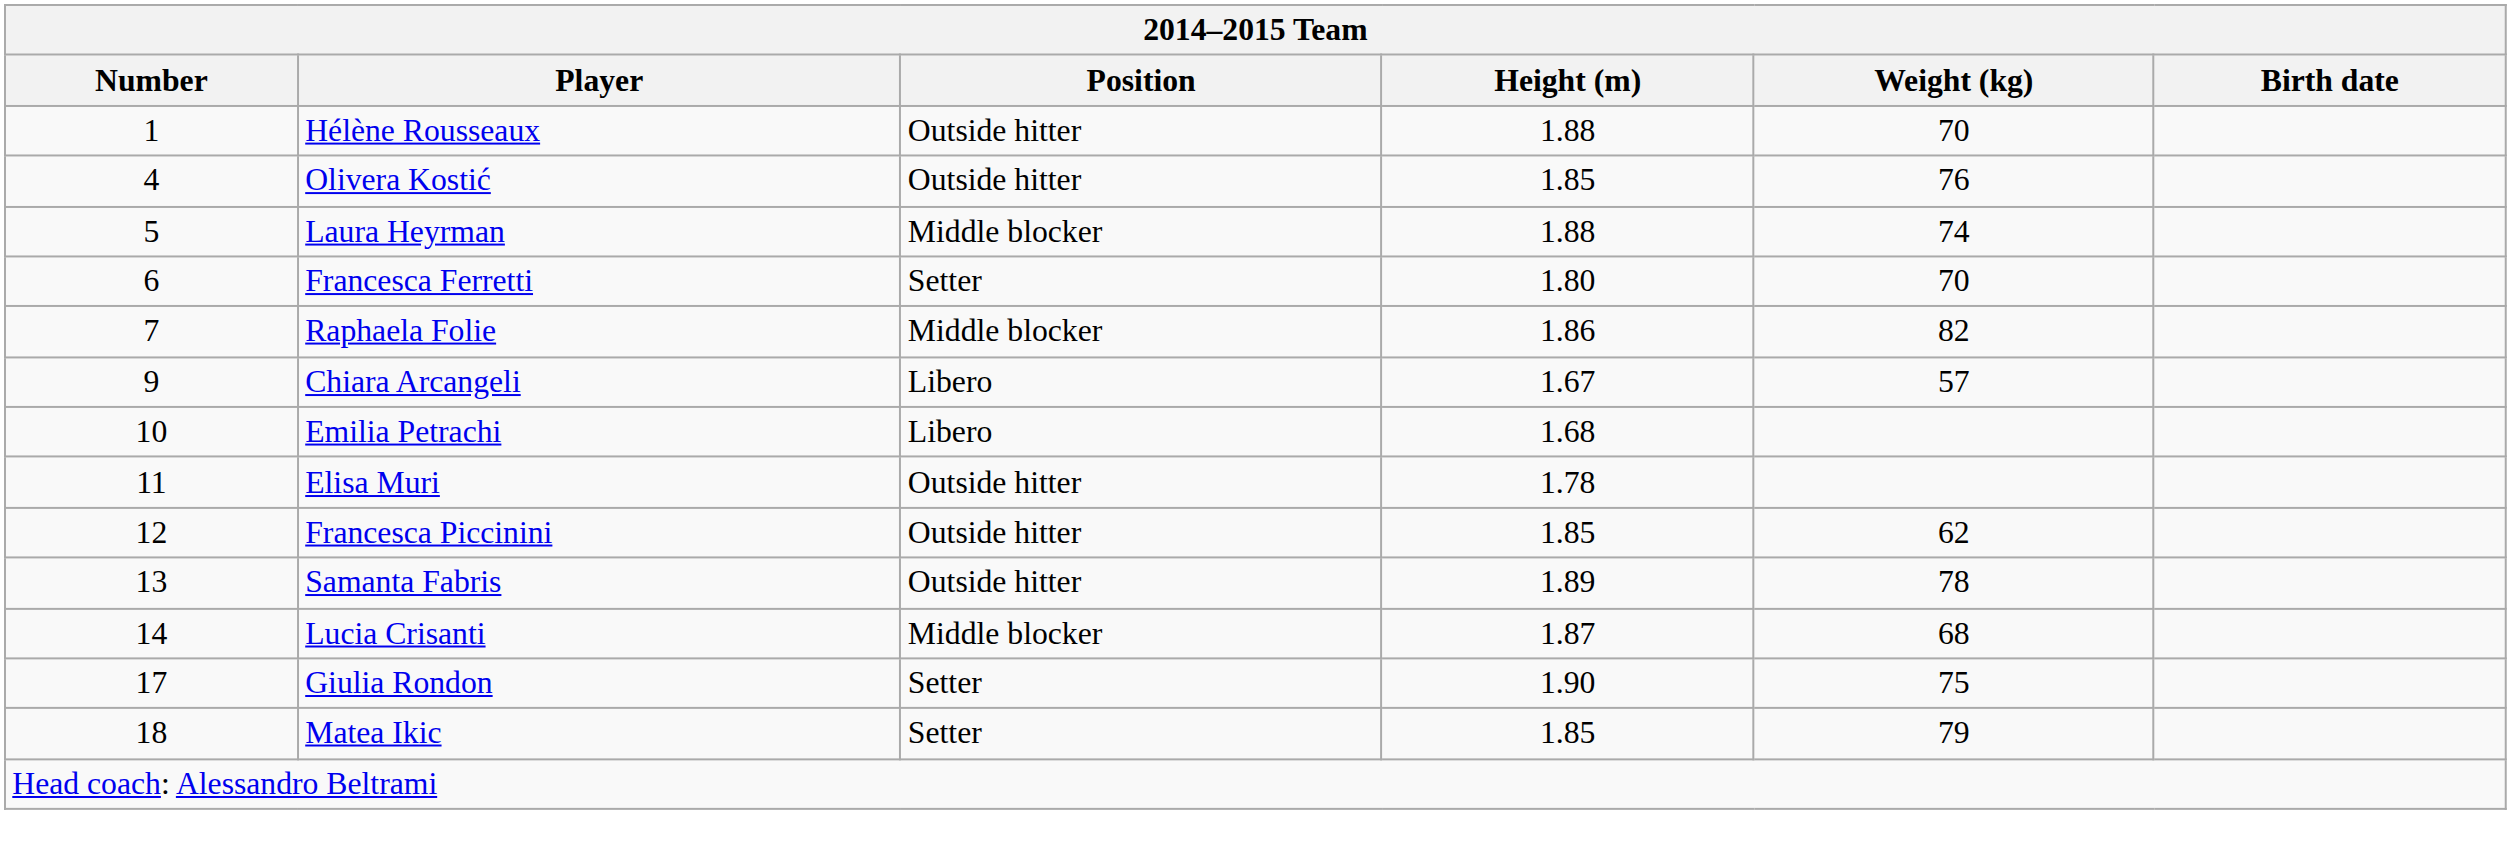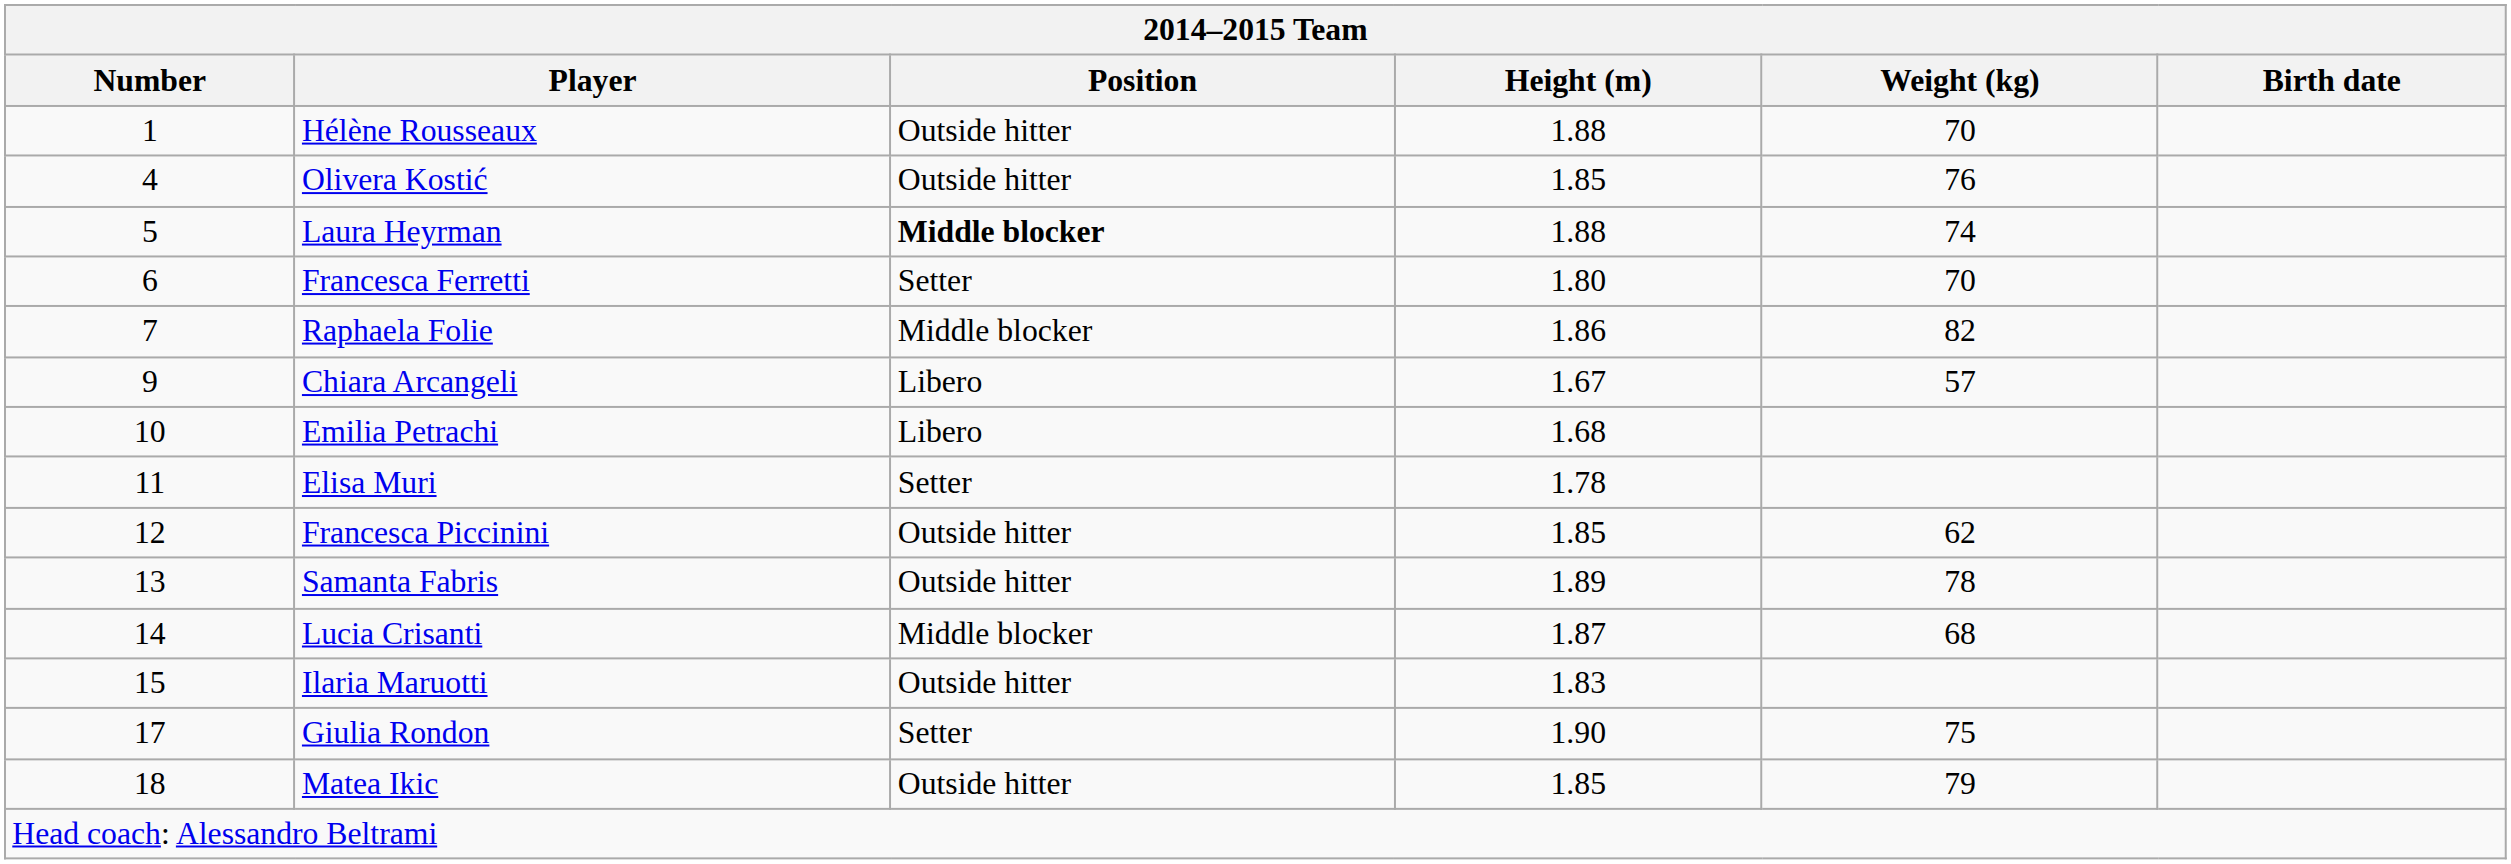(1005, 230) normal -> (1001, 230) bold
(995, 481) Outside hitter -> (935, 481) Setter
+ row: (395, 682)
(945, 733) Setter -> (984, 783) Outside hitter
